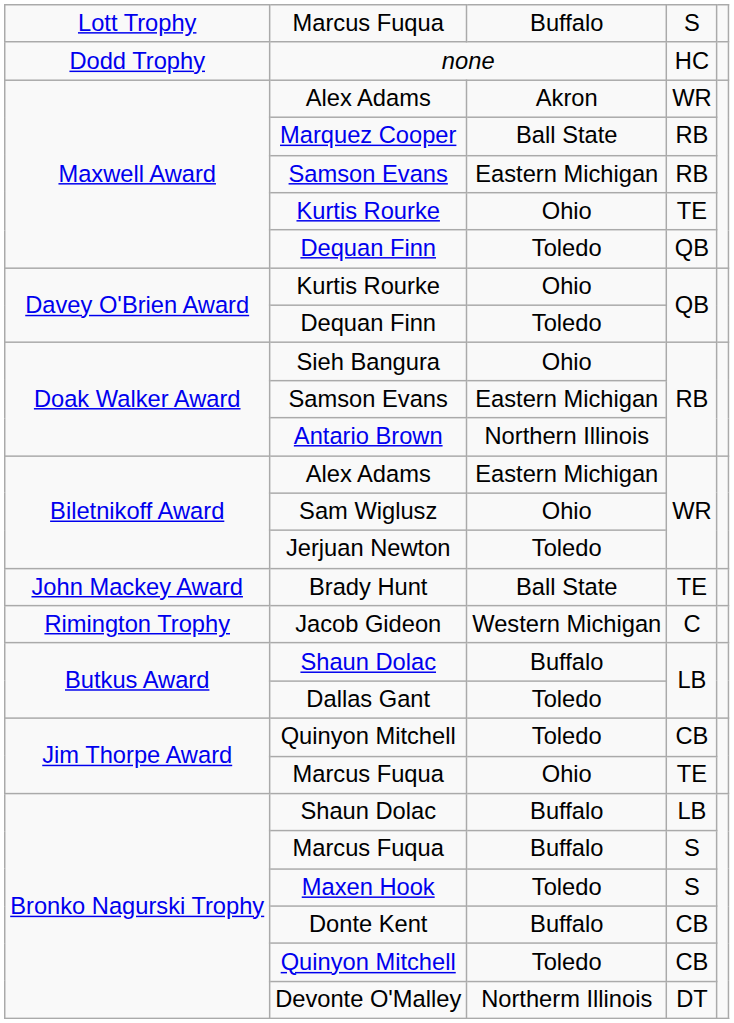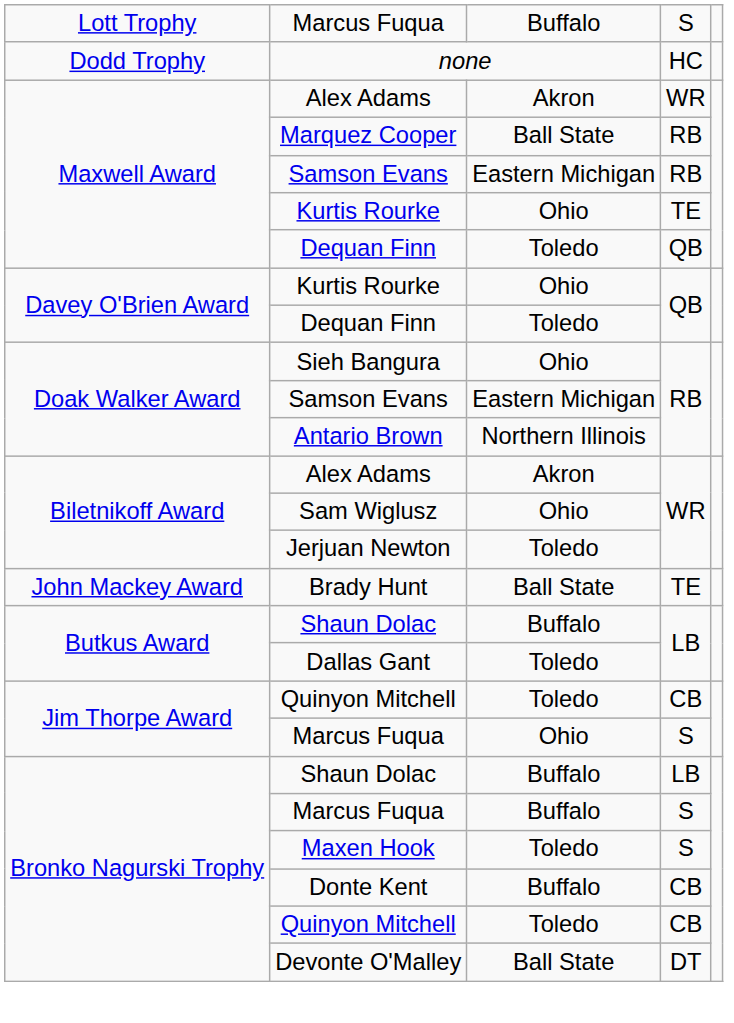(567, 473) Eastern Michigan -> (564, 473) Akron
- row: (137, 624)
(692, 774) TE -> (686, 736) S
(567, 999) Northerm Illinois -> (564, 962) Ball State
